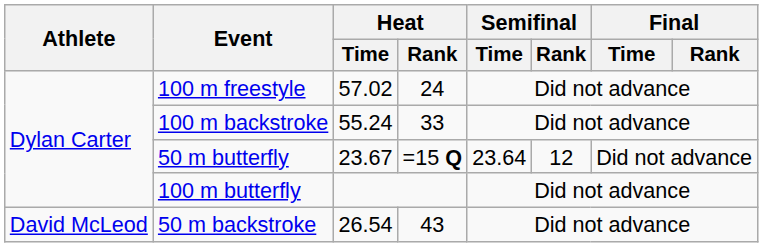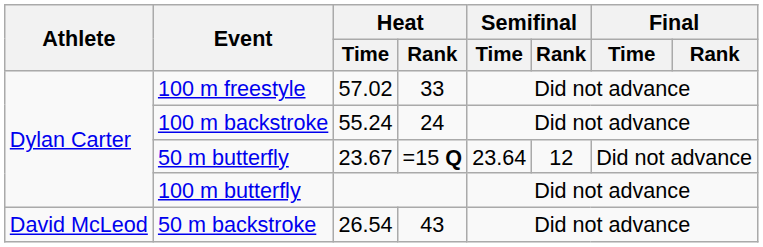(432, 89) 24 -> (432, 89) 33
(432, 123) 33 -> (432, 123) 24
